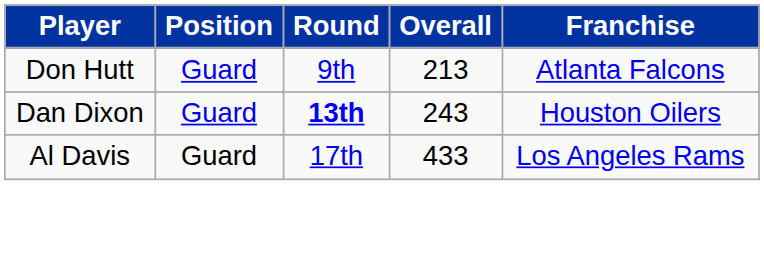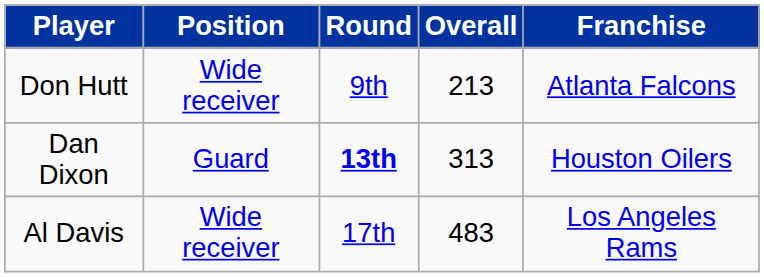(219, 69) Guard -> (231, 84) Wide receiver
(446, 112) 243 -> (471, 159) 313
(219, 156) Guard -> (231, 233) Wide receiver
(446, 156) 433 -> (471, 233) 483
